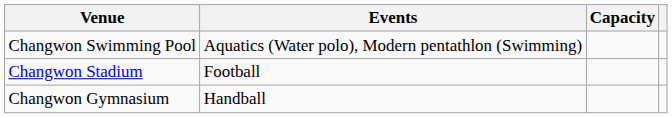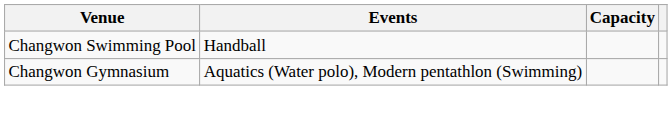(393, 44) Aquatics (Water polo), Modern pentathlon (Swimming) -> (235, 44) Handball
- row: (76, 71)
(235, 98) Handball -> (393, 71) Aquatics (Water polo), Modern pentathlon (Swimming)
